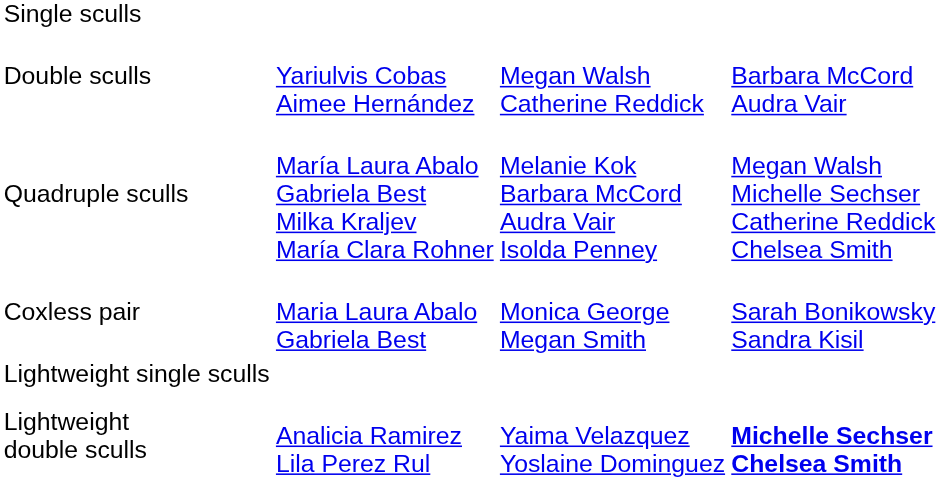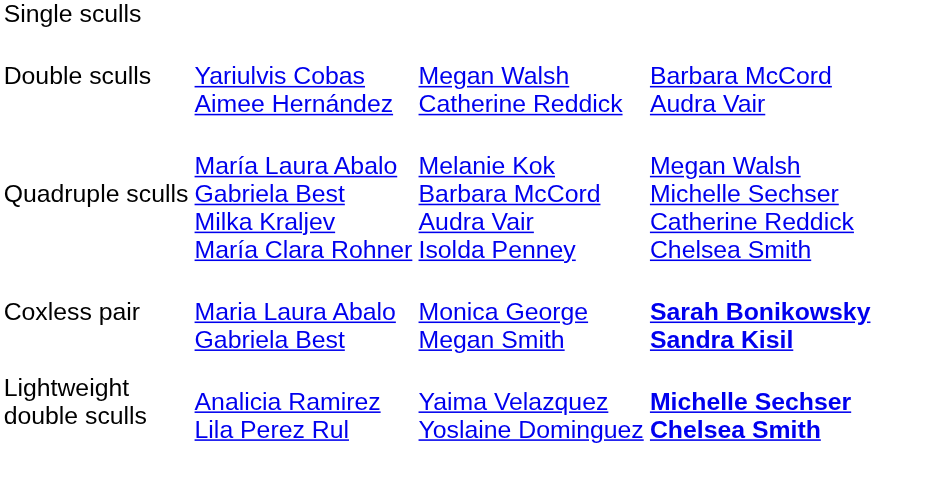(833, 325) normal -> (760, 325) bold
- row: (137, 373)
